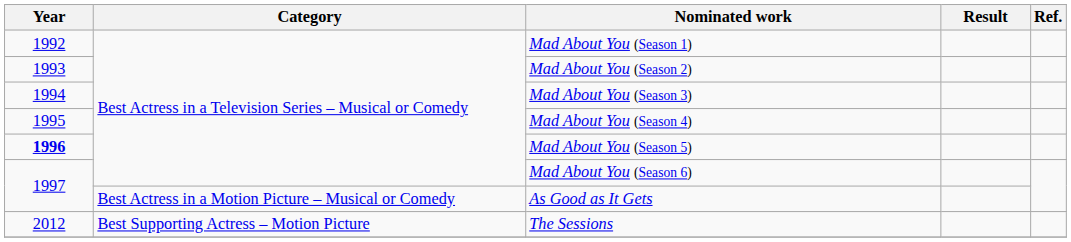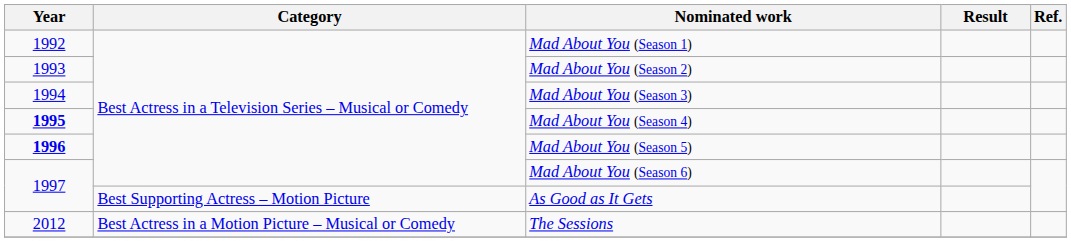(49, 120) normal -> (49, 120) bold
(276, 198) Best Actress in a Motion Picture – Musical or Comedy -> (234, 198) Best Supporting Actress – Motion Picture
(234, 224) Best Supporting Actress – Motion Picture -> (276, 224) Best Actress in a Motion Picture – Musical or Comedy
